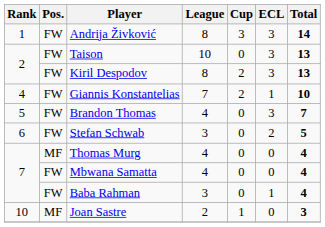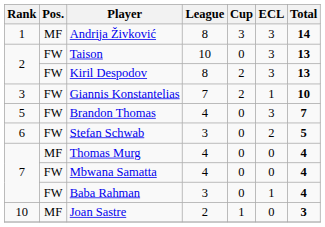(53, 34) FW -> (53, 34) MF
(22, 93) 4 -> (22, 93) 3
